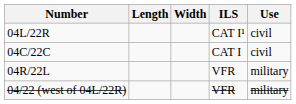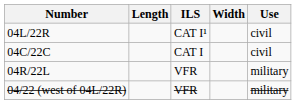columns swapped: (190, 14) <-> (228, 14)
